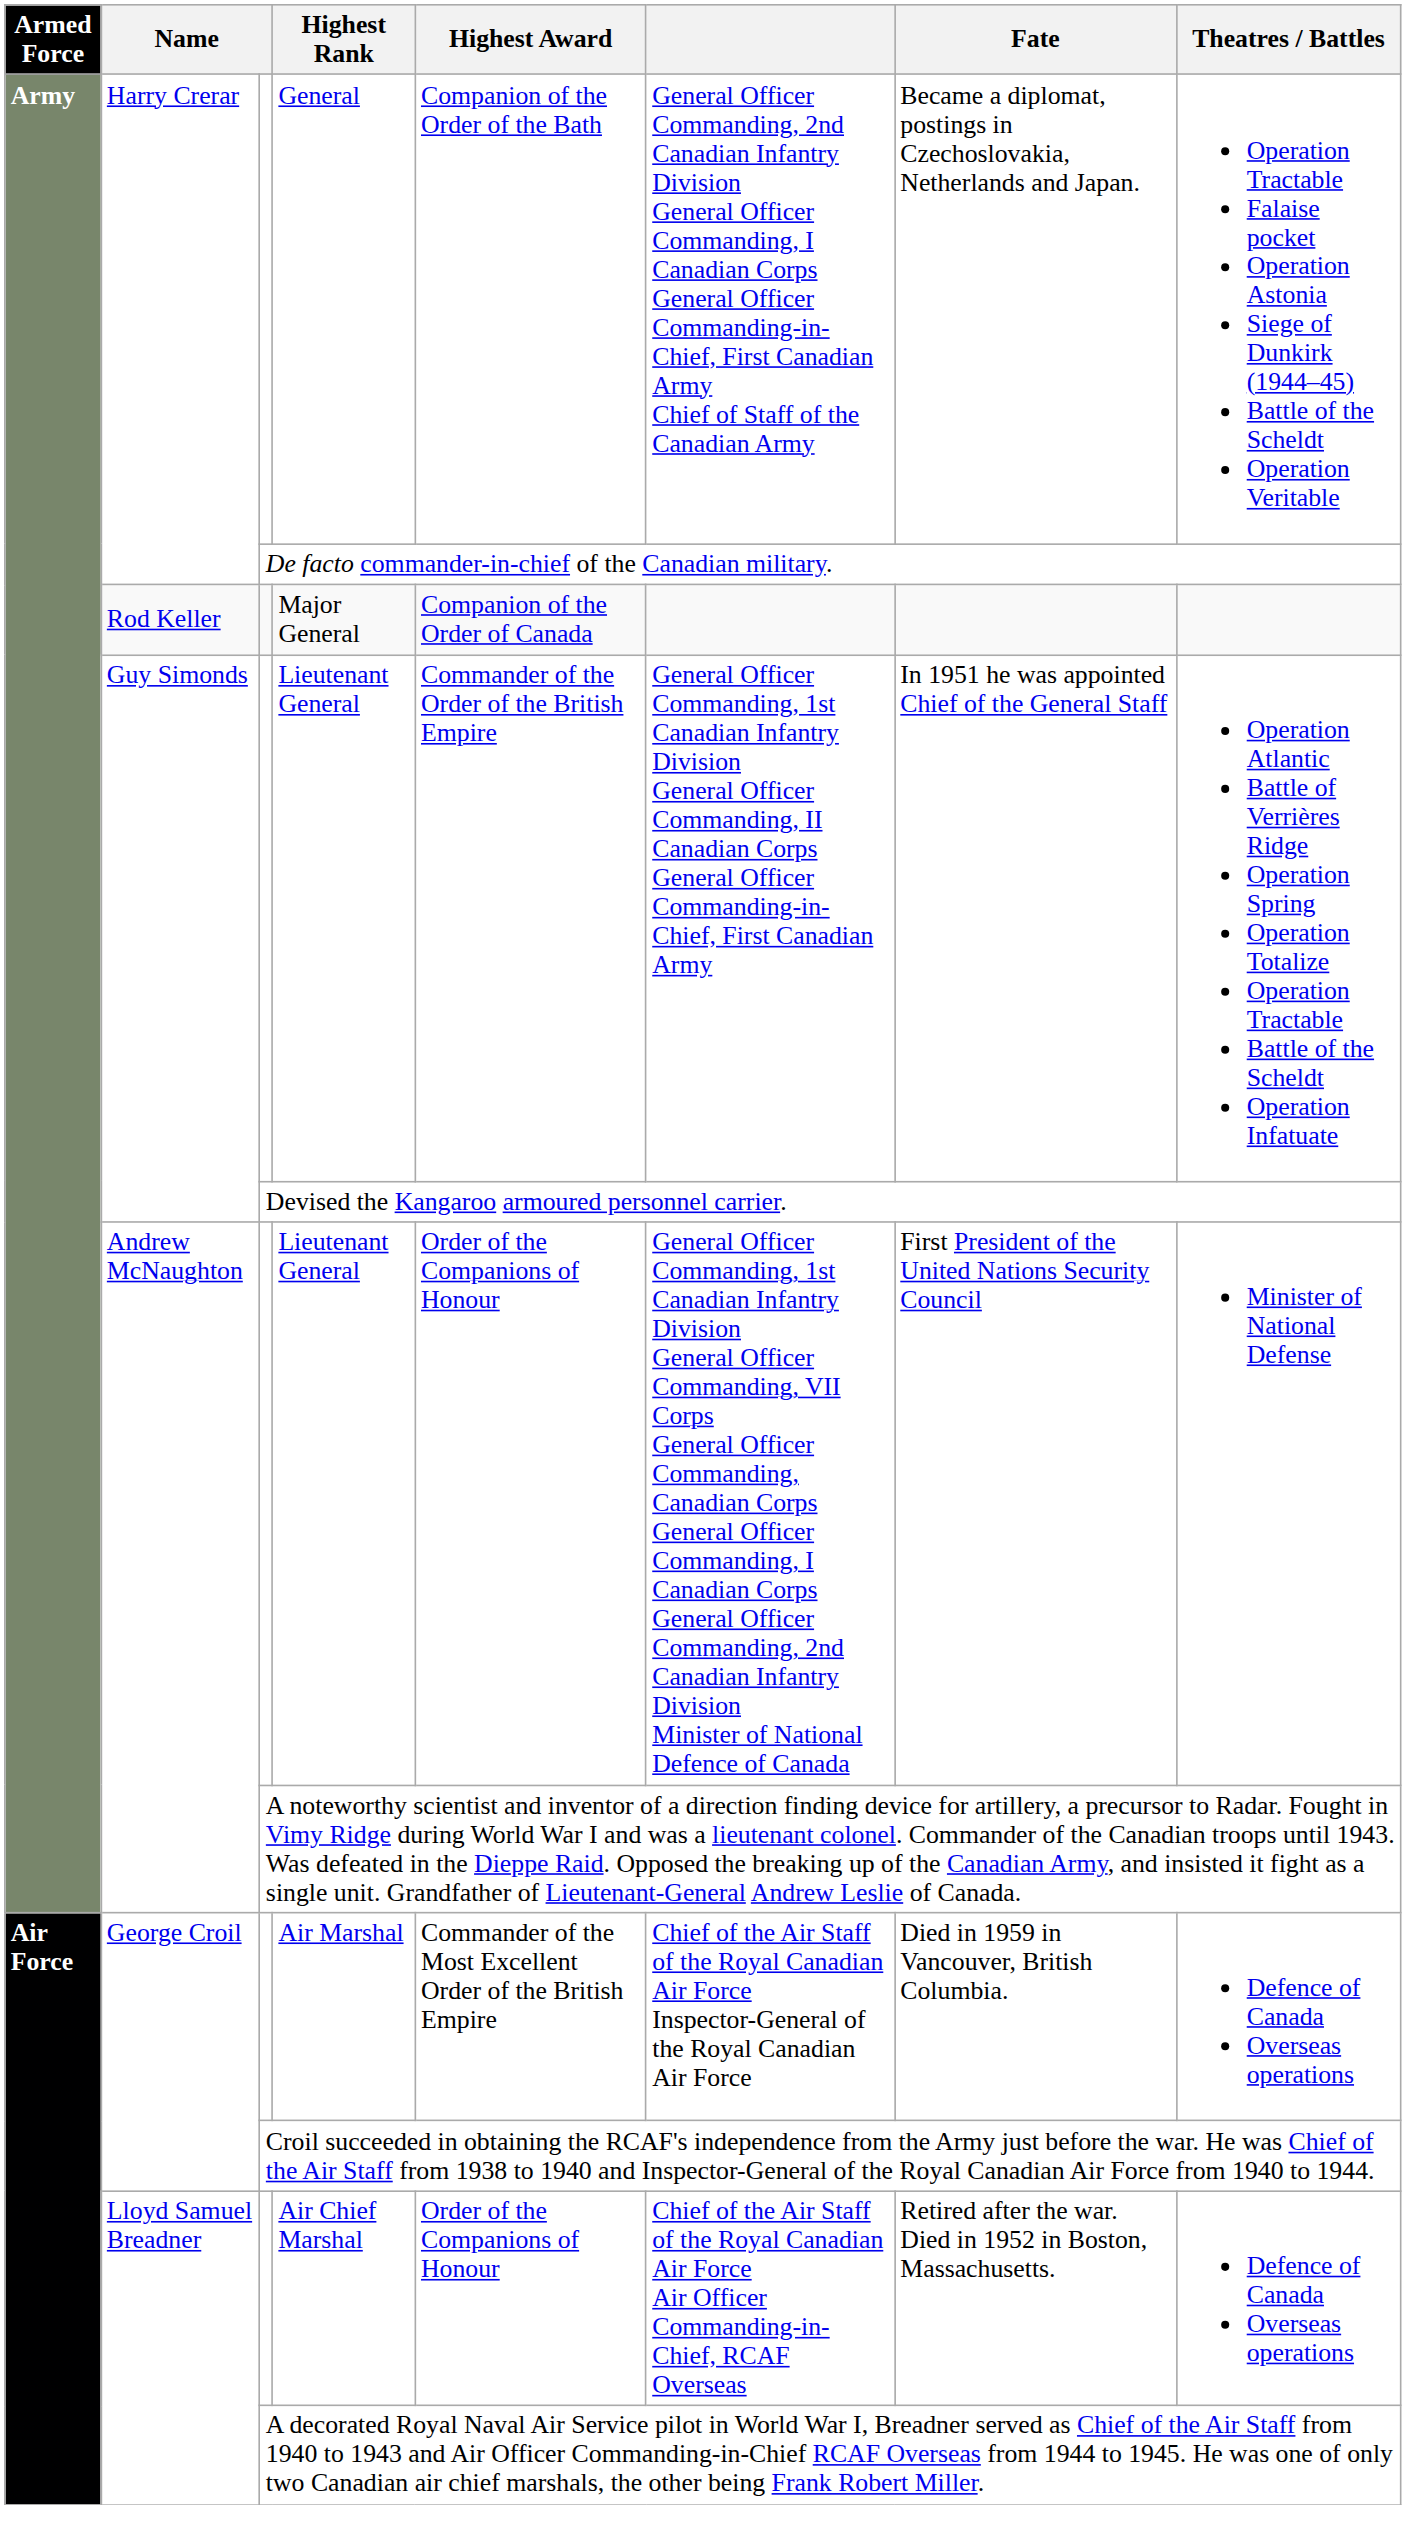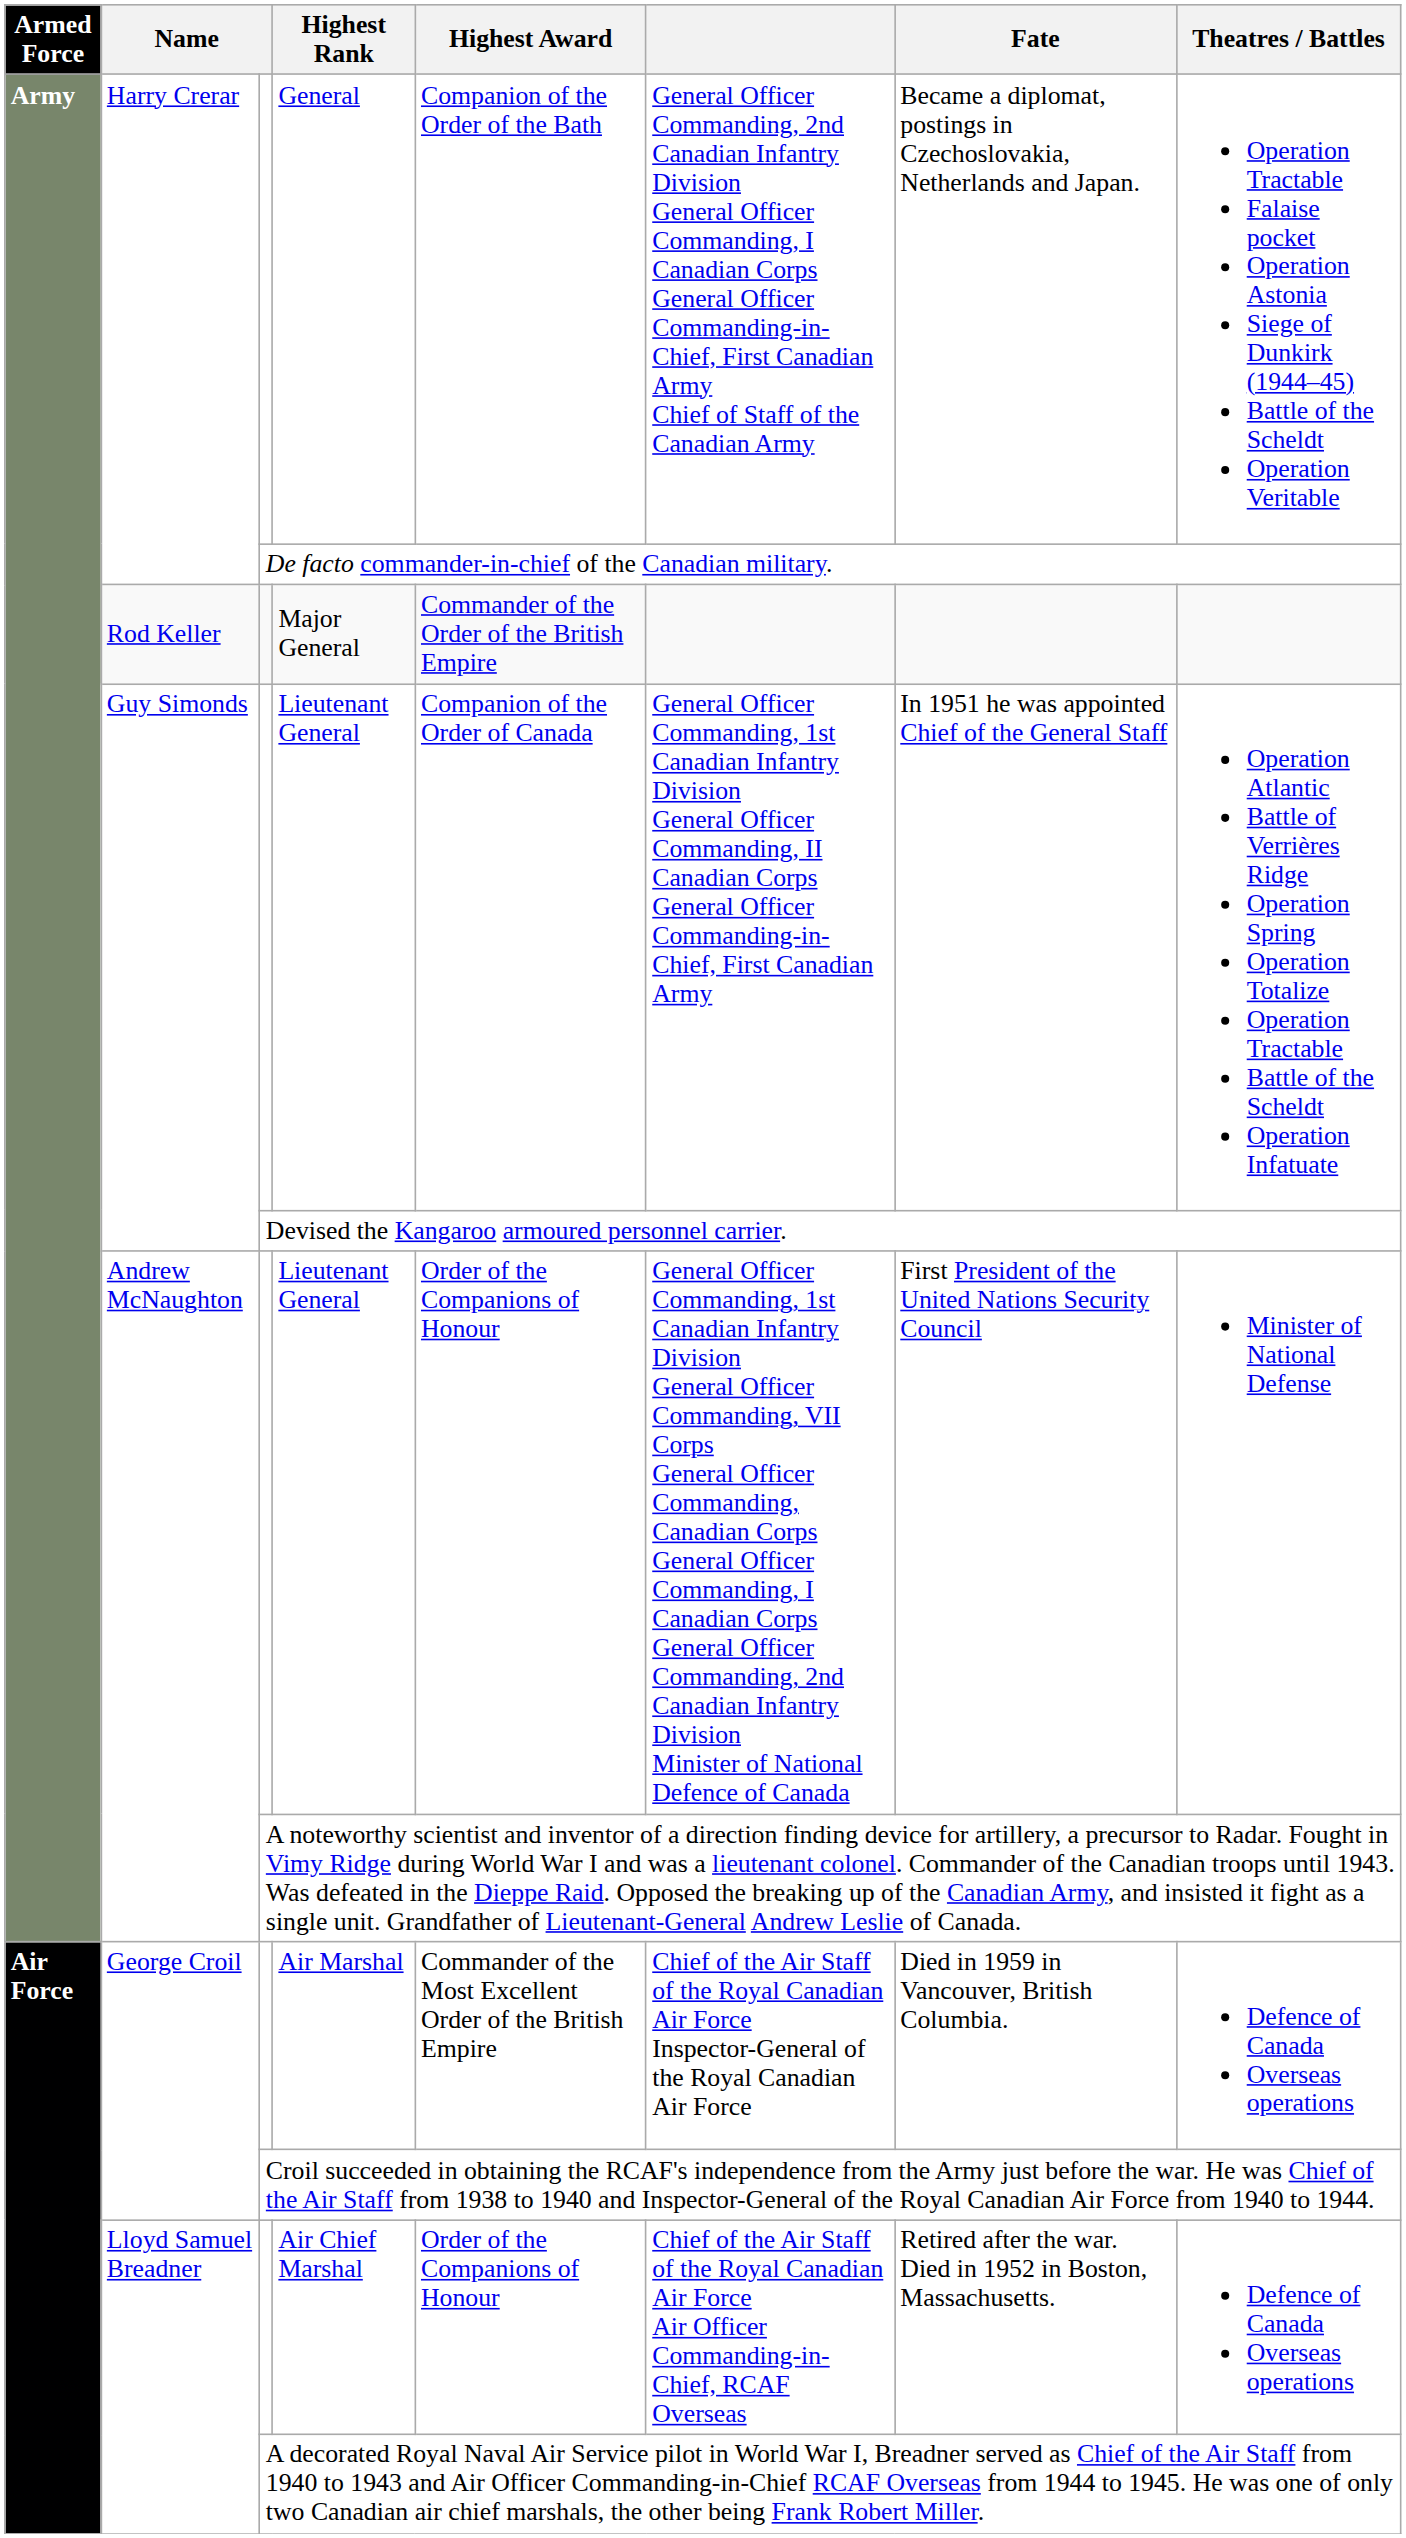(514, 619) Companion of the Order of Canada -> (522, 633) Commander of the Order of the British Empire
(522, 703) Commander of the Order of the British Empire -> (514, 718) Companion of the Order of Canada
